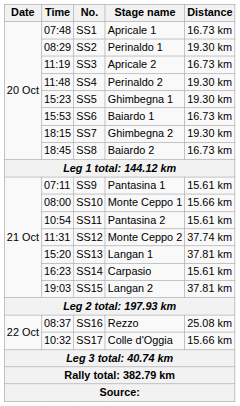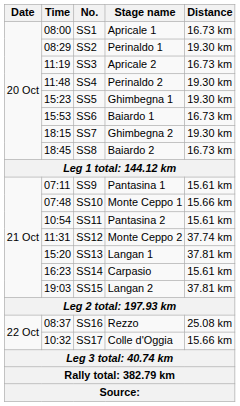(58, 30) 07:48 -> (58, 30) 08:00
(58, 202) 08:00 -> (58, 202) 07:48
